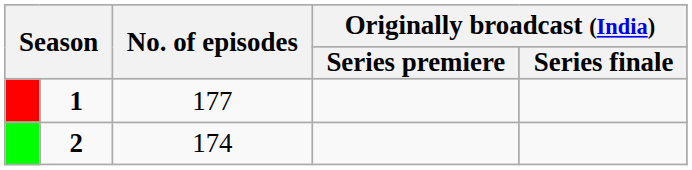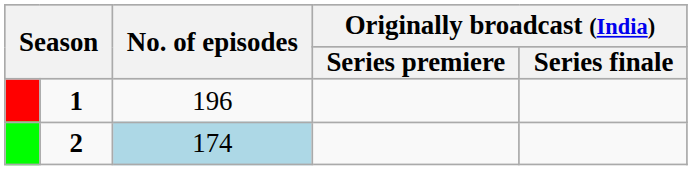(212, 100) 177 -> (212, 100) 196
(212, 142) no background -> (212, 142) lightblue background
